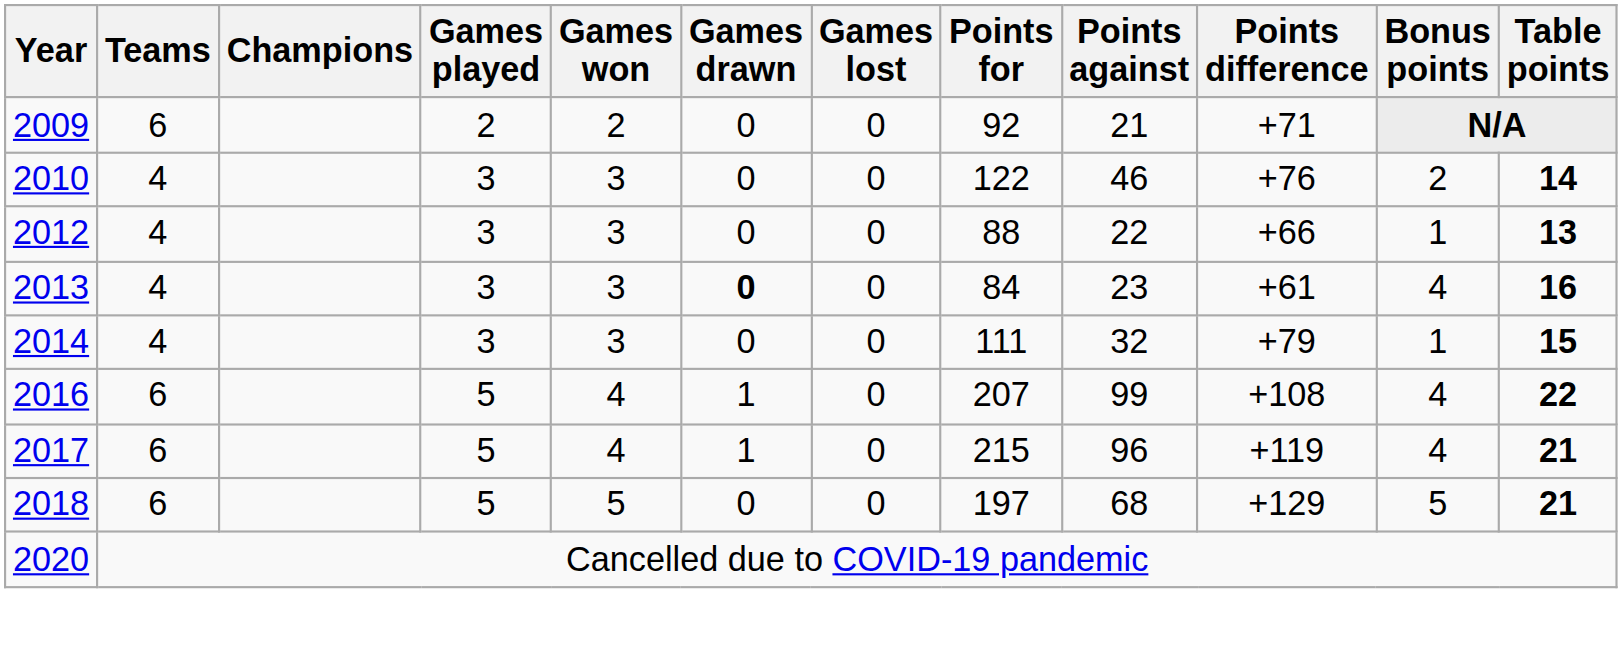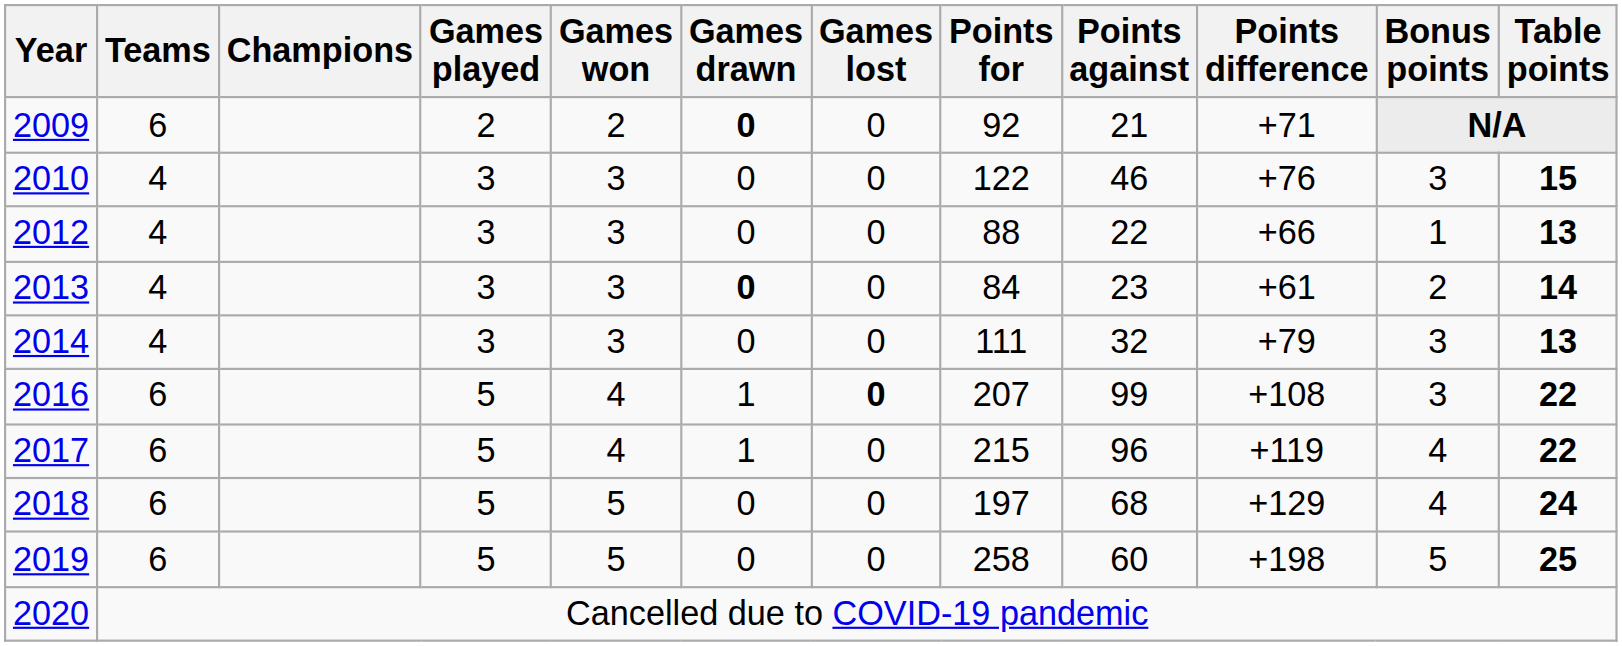(746, 124) normal -> (746, 124) bold
(1438, 178) 2 -> (1438, 178) 3
(1558, 178) 14 -> (1558, 178) 15
(1438, 287) 4 -> (1438, 287) 2
(1558, 287) 16 -> (1558, 287) 14
(1438, 341) 1 -> (1438, 341) 3
(1558, 341) 15 -> (1558, 341) 13
(876, 395) normal -> (876, 395) bold
(1438, 395) 4 -> (1438, 395) 3
(1558, 450) 21 -> (1558, 450) 22
(1438, 504) 5 -> (1438, 504) 4
(1558, 504) 21 -> (1558, 504) 24
+ row: (51, 558)
